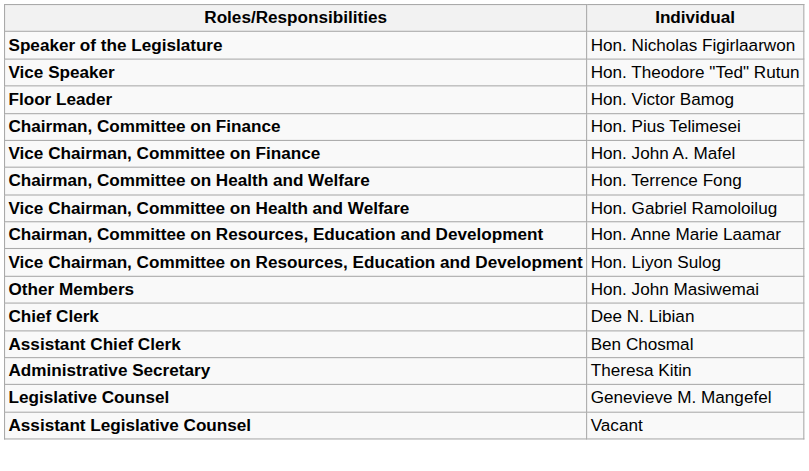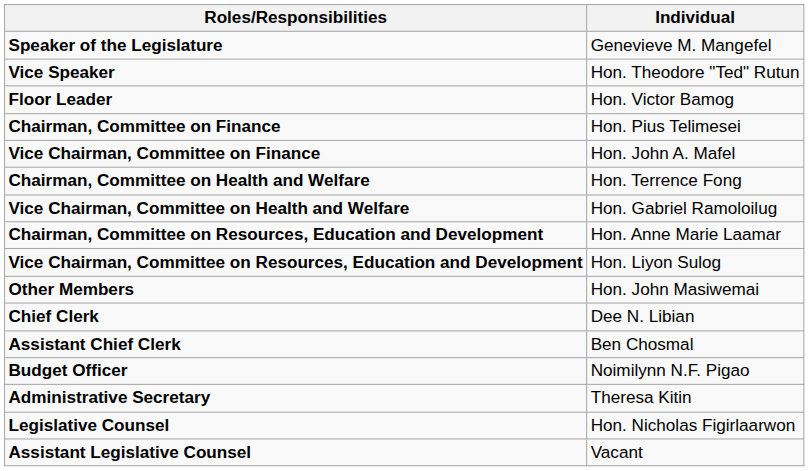(693, 45) Hon. Nicholas Figirlaarwon -> (681, 45) Genevieve M. Mangefel
+ row: (68, 371)
(681, 398) Genevieve M. Mangefel -> (693, 425) Hon. Nicholas Figirlaarwon
